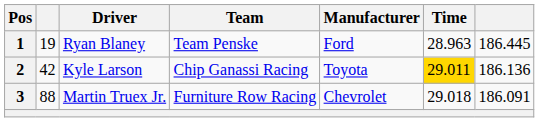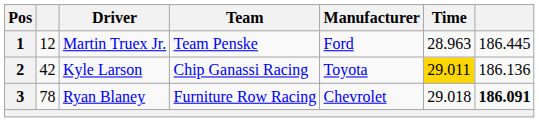(48, 44) 19 -> (48, 44) 12
(104, 44) Ryan Blaney -> (115, 44) Martin Truex Jr.
(48, 96) 88 -> (48, 96) 78
(115, 96) Martin Truex Jr. -> (104, 96) Ryan Blaney
(504, 96) normal -> (504, 96) bold
